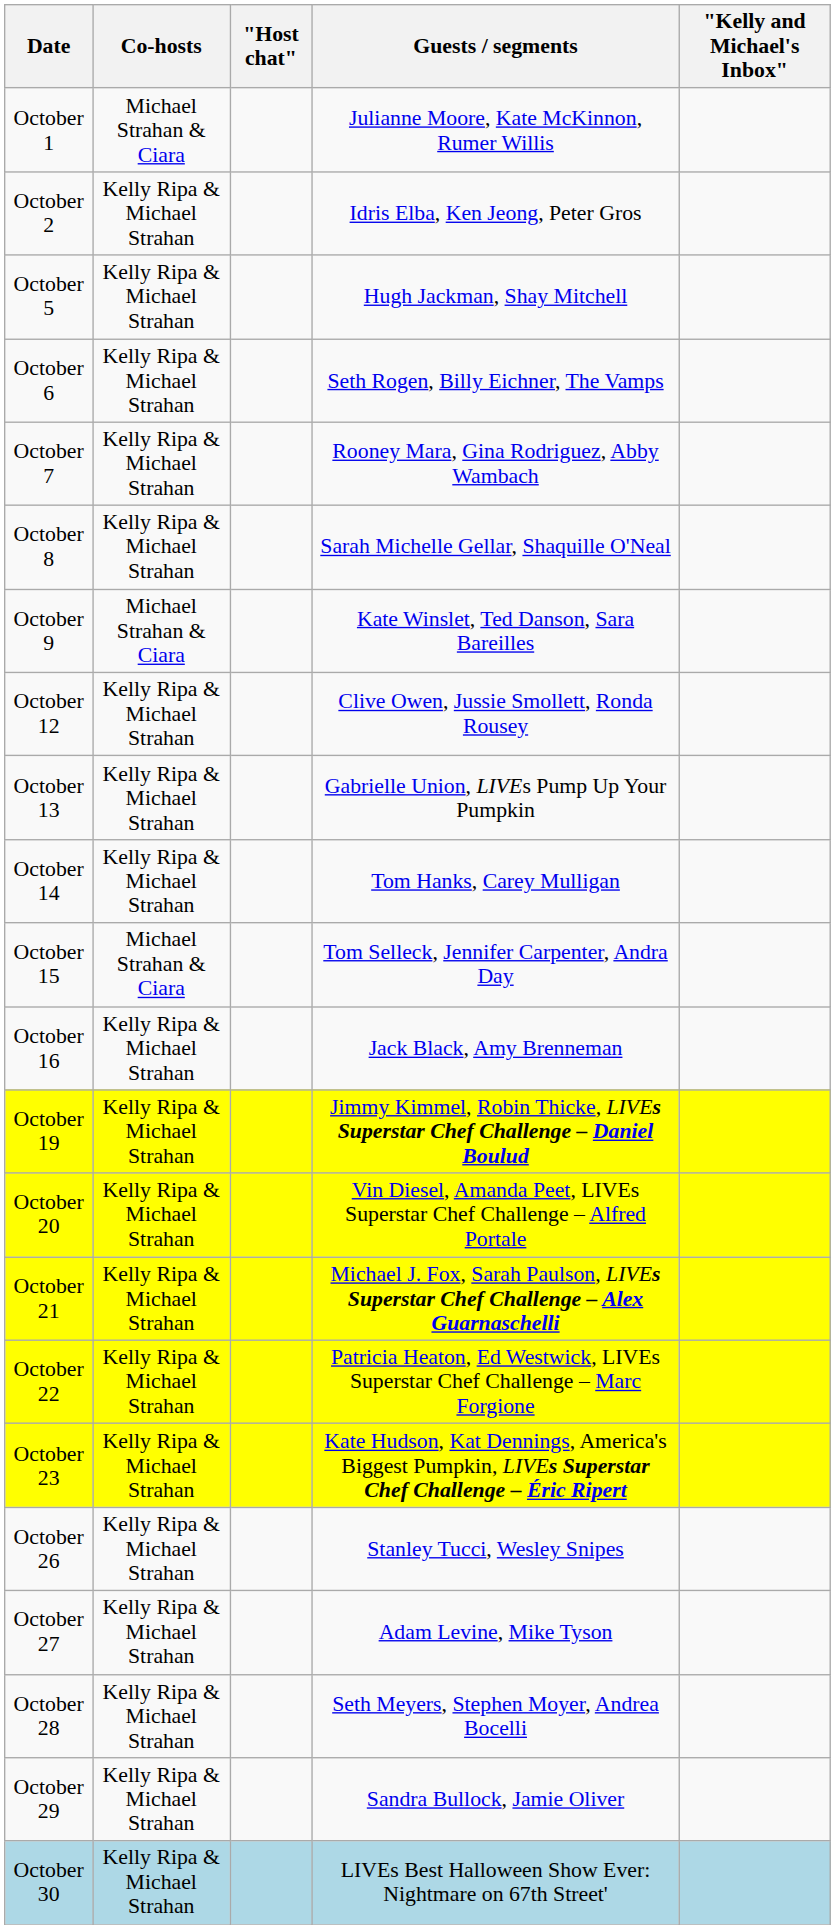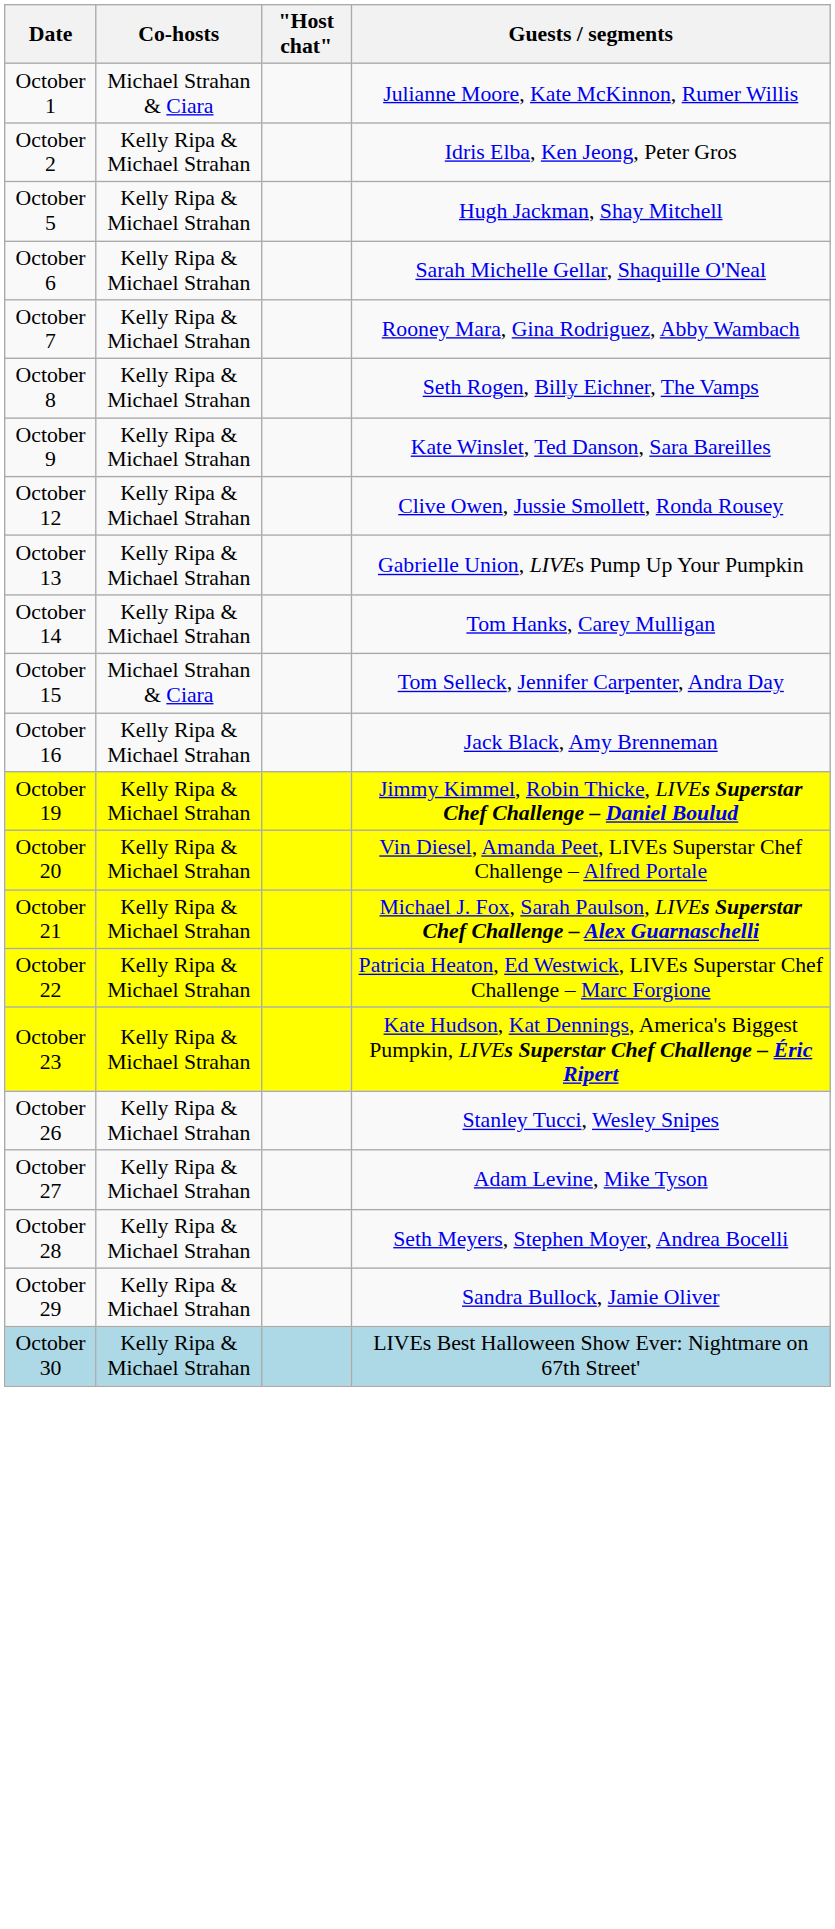- column: (755, 46)
(496, 380) Seth Rogen, Billy Eichner, The Vamps -> (591, 269) Sarah Michelle Gellar, Shaquille O'Neal
(496, 547) Sarah Michelle Gellar, Shaquille O'Neal -> (591, 387) Seth Rogen, Billy Eichner, The Vamps
(161, 630) Michael Strahan & Ciara -> (179, 446) Kelly Ripa & Michael Strahan
